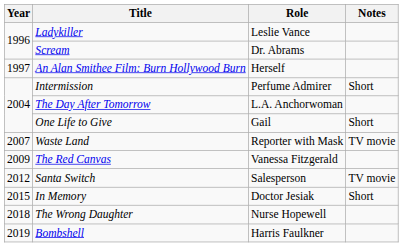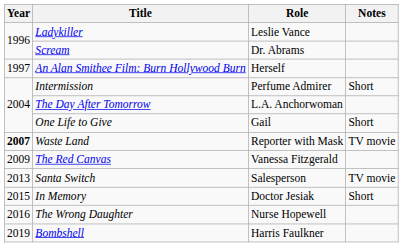(19, 141) normal -> (19, 141) bold
(19, 178) 2012 -> (19, 178) 2013
(19, 214) 2018 -> (19, 214) 2016
